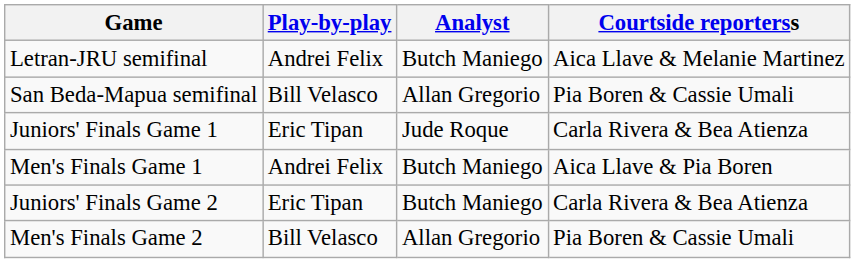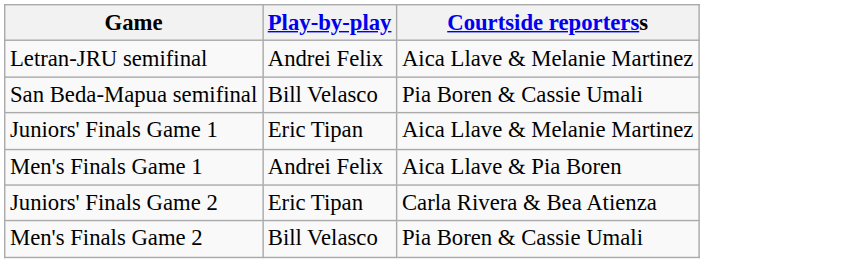- column: (472, 22)
(681, 130) Carla Rivera & Bea Atienza -> (548, 130) Aica Llave & Melanie Martinez
